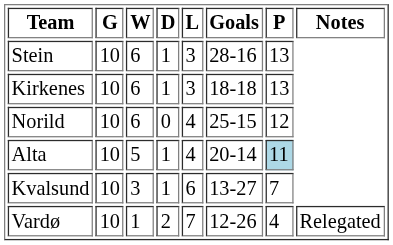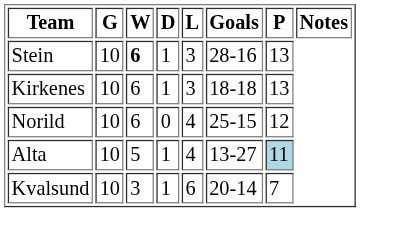(135, 55) normal -> (135, 55) bold
(233, 154) 20-14 -> (233, 154) 13-27
(233, 188) 13-27 -> (233, 188) 20-14
- row: (36, 221)
